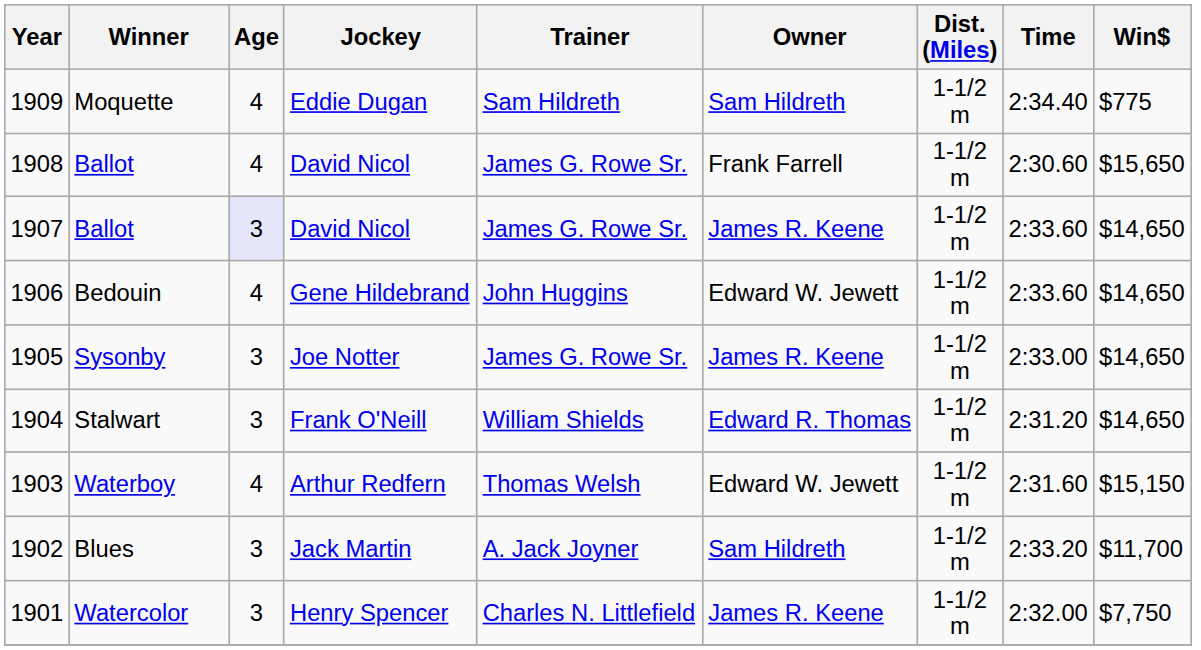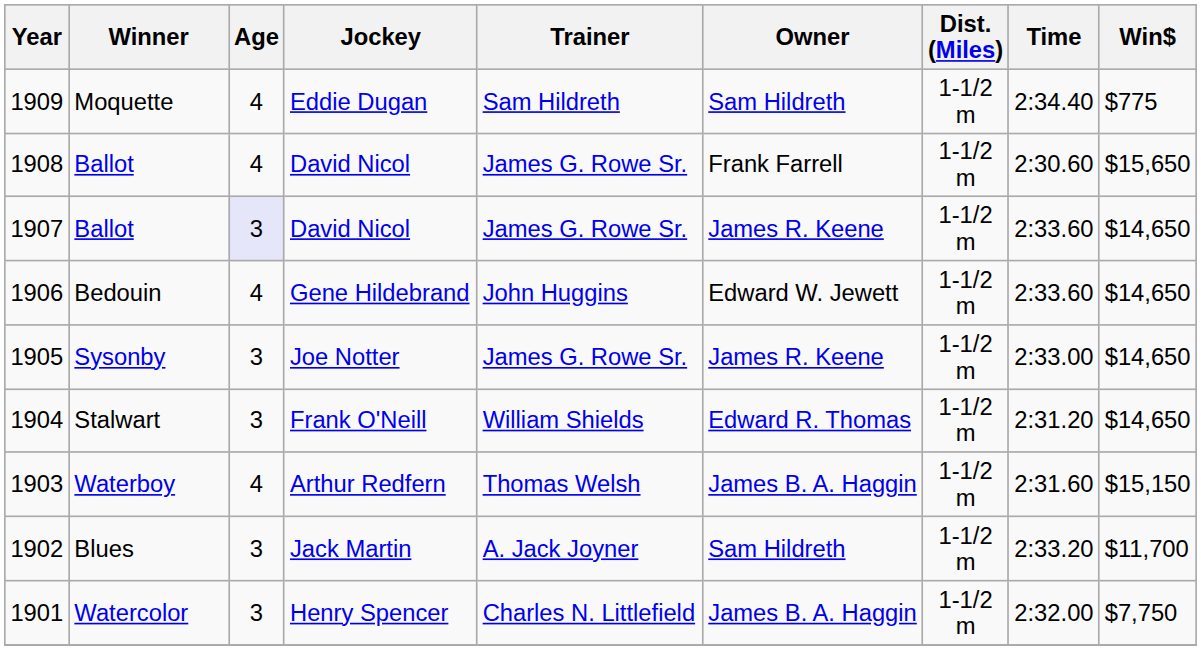(803, 485) Edward W. Jewett -> (813, 485) James B. A. Haggin
(796, 613) James R. Keene -> (813, 613) James B. A. Haggin
